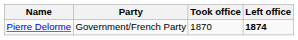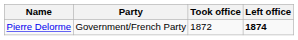(201, 27) 1870 -> (201, 27) 1872
